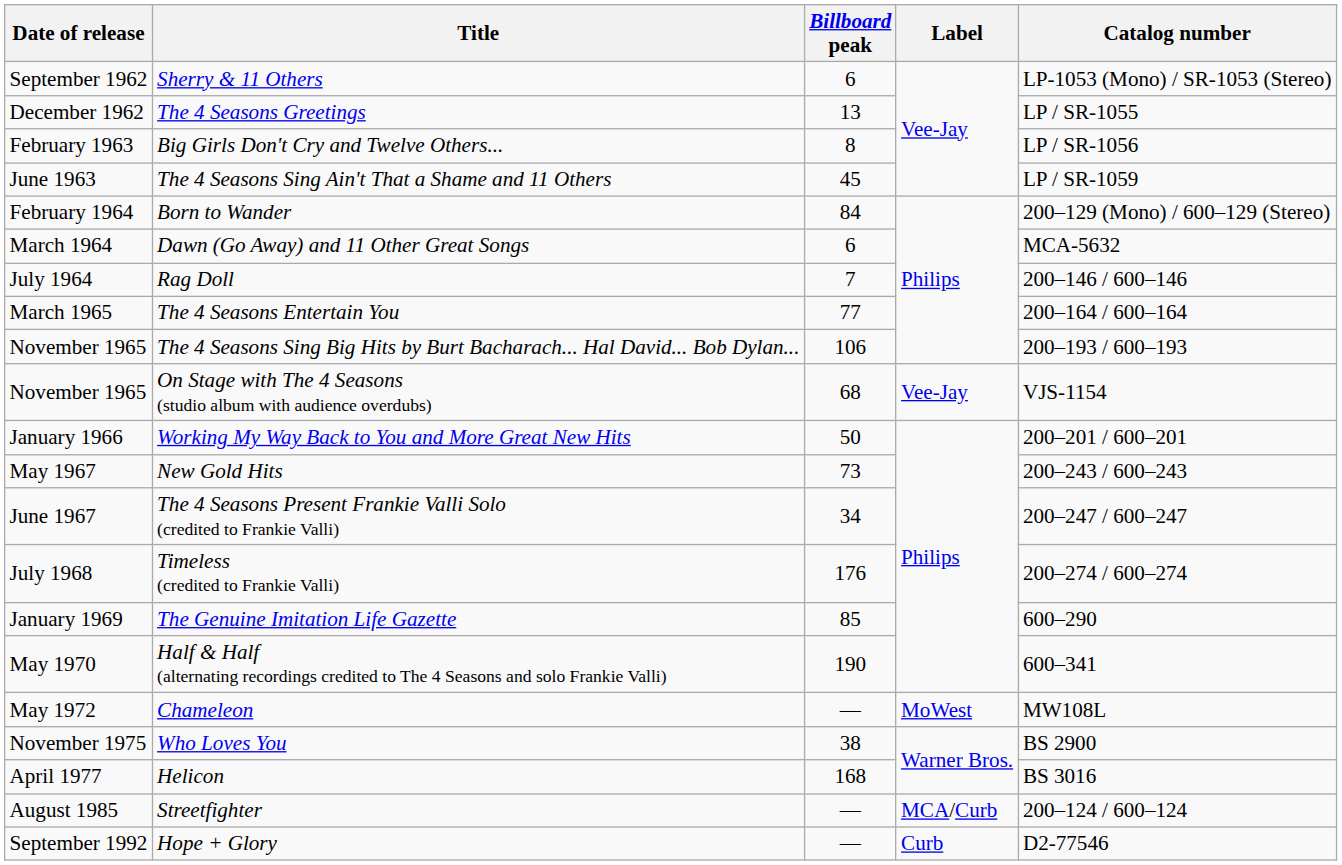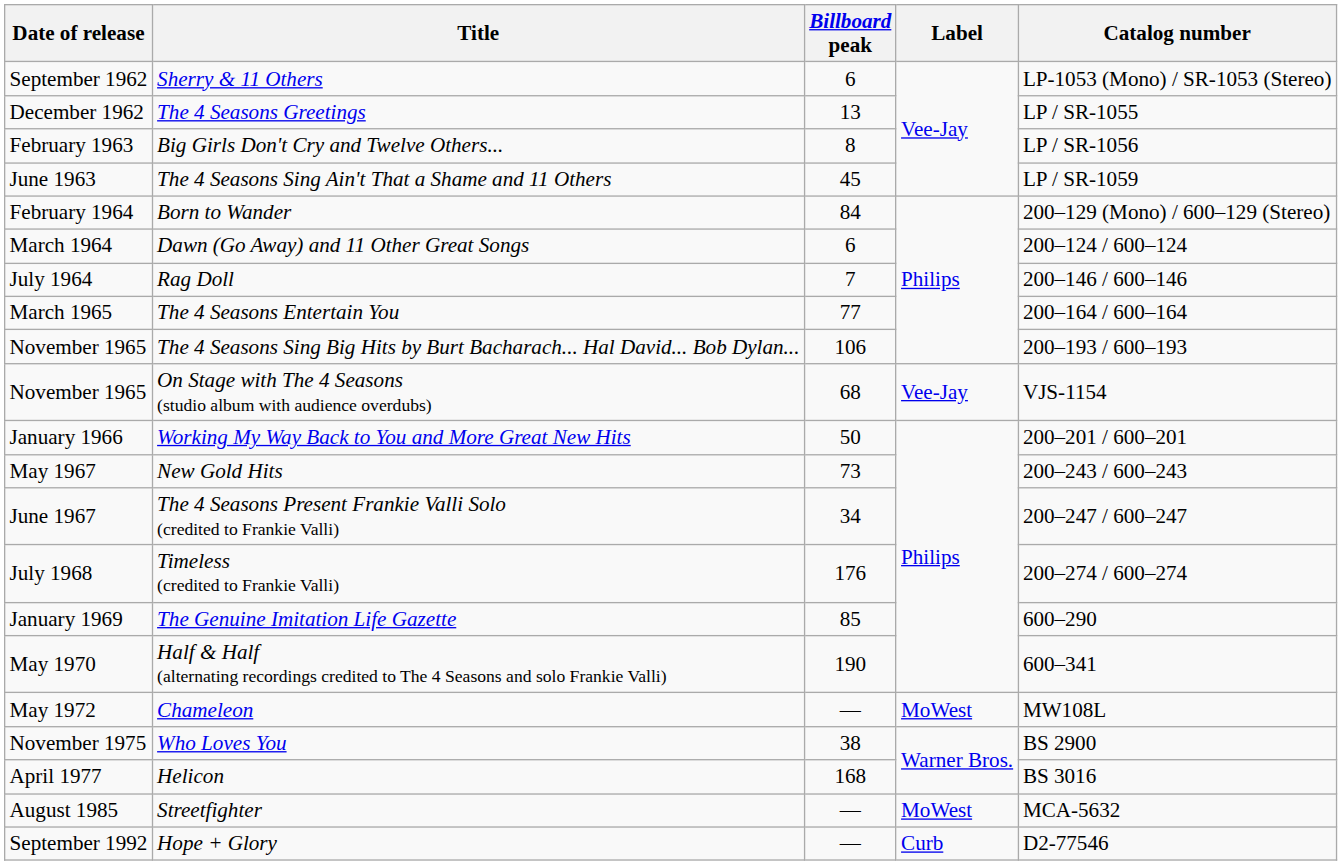(1072, 245) MCA-5632 -> (1105, 245) 200–124 / 600–124
(949, 809) MCA/Curb -> (937, 809) MoWest
(1105, 809) 200–124 / 600–124 -> (1072, 809) MCA-5632
